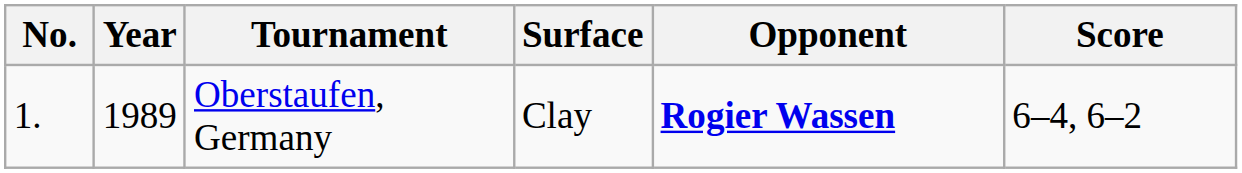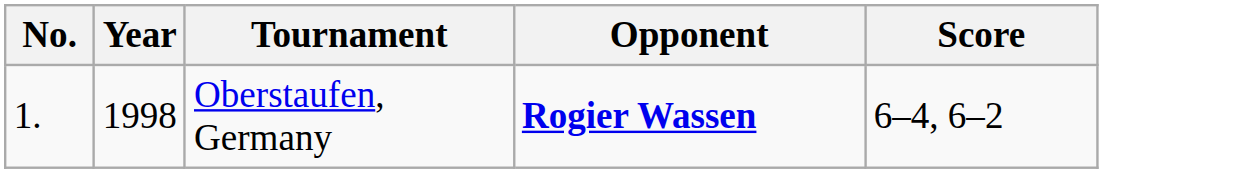- column: (583, 34)
(140, 115) 1989 -> (140, 115) 1998
